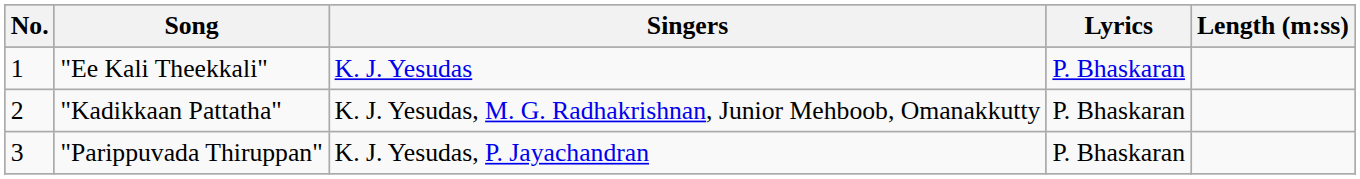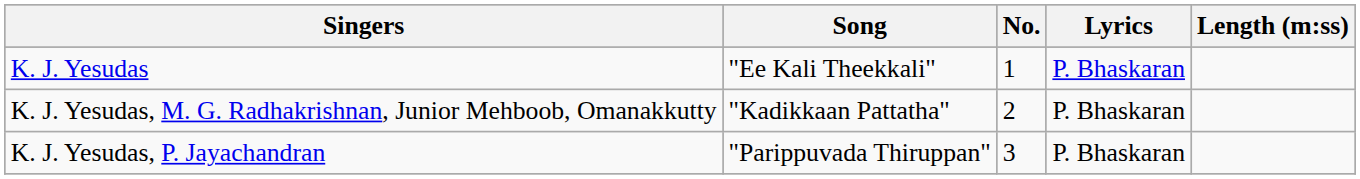columns swapped: (30, 25) <-> (688, 25)
